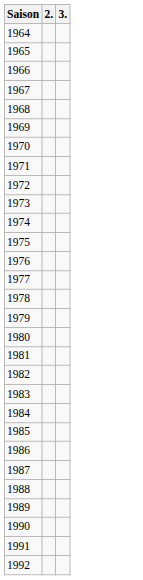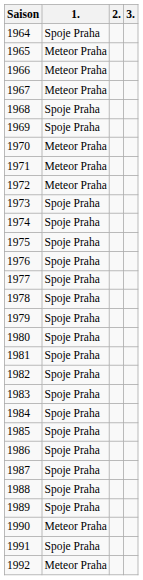+ column: (76, 14)
